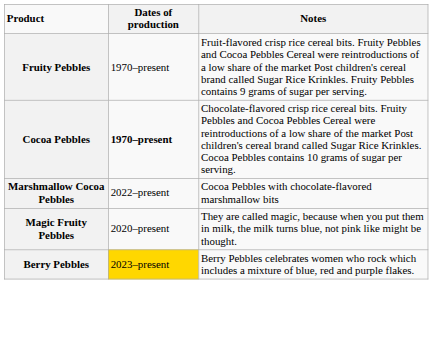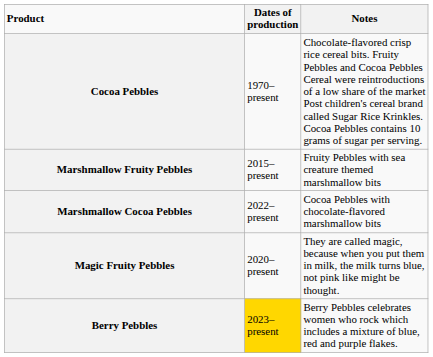- row: (56, 67)
(141, 139) bold -> (263, 91) normal
+ row: (125, 170)
